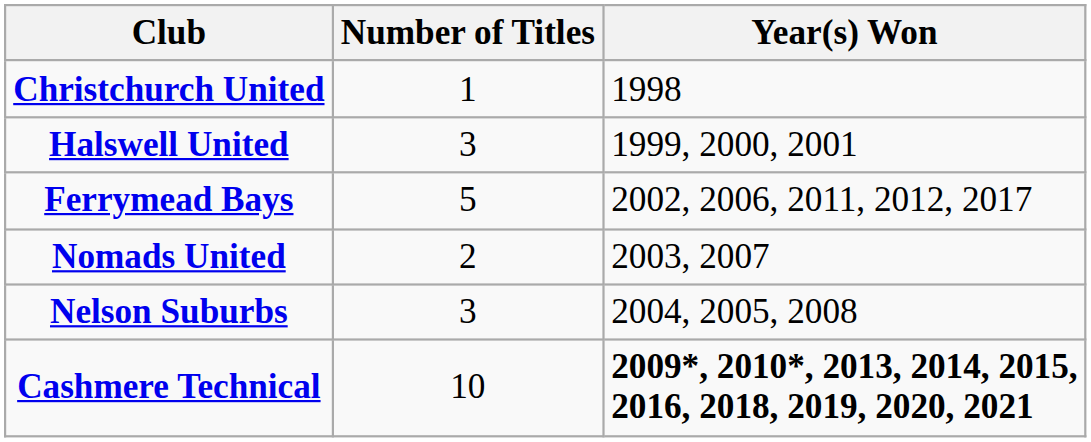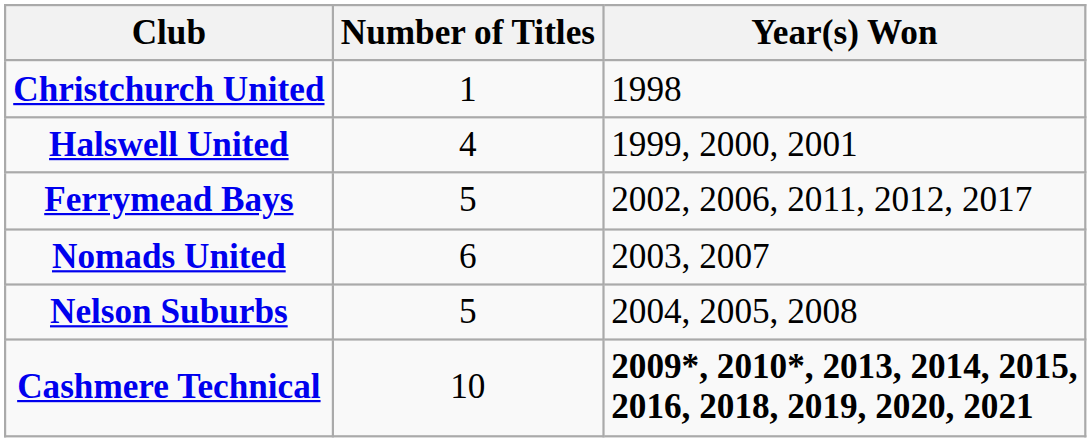(468, 144) 3 -> (468, 144) 4
(468, 255) 2 -> (468, 255) 6
(468, 311) 3 -> (468, 311) 5
